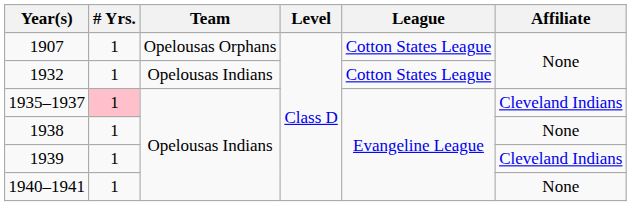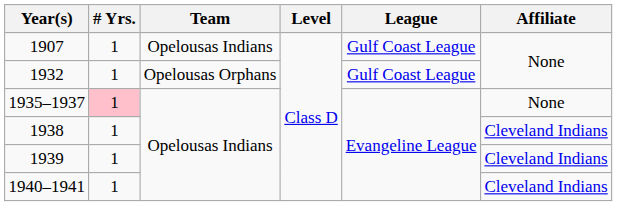(210, 46) Opelousas Orphans -> (210, 46) Opelousas Indians
(418, 46) Cotton States League -> (411, 46) Gulf Coast League
(210, 74) Opelousas Indians -> (210, 74) Opelousas Orphans
(418, 74) Cotton States League -> (411, 74) Gulf Coast League
(561, 102) Cleveland Indians -> (546, 102) None
(561, 131) None -> (546, 131) Cleveland Indians
(561, 187) None -> (546, 187) Cleveland Indians
